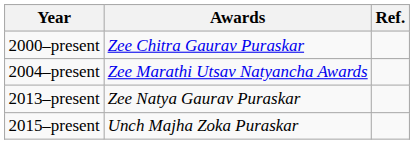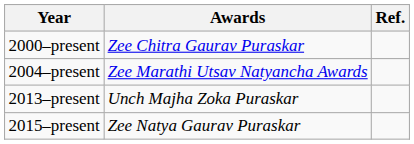(204, 98) Zee Natya Gaurav Puraskar -> (203, 98) Unch Majha Zoka Puraskar
(203, 125) Unch Majha Zoka Puraskar -> (204, 125) Zee Natya Gaurav Puraskar
